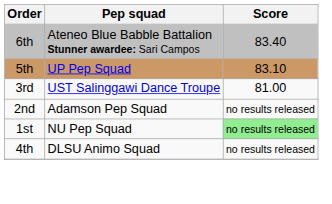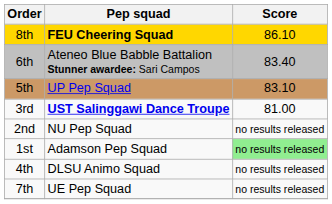+ row: (25, 34)
(134, 88) normal -> (139, 108) bold
(107, 108) Adamson Pep Squad -> (90, 128) NU Pep Squad
(90, 128) NU Pep Squad -> (107, 149) Adamson Pep Squad
+ row: (25, 189)
